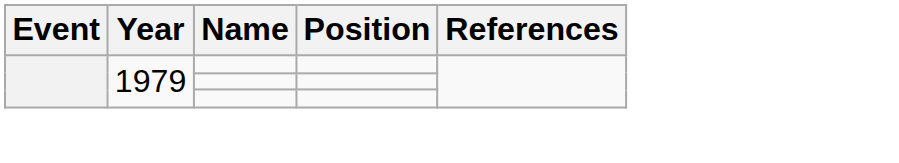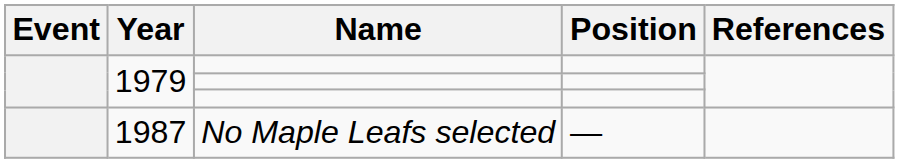+ row: (151, 132)
